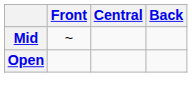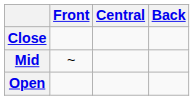+ row: (27, 38)
